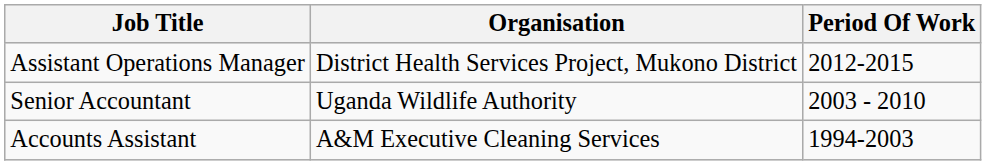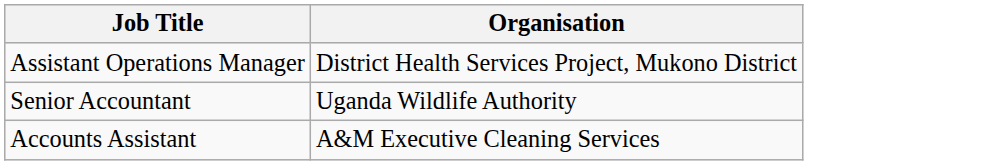- column: (892, 23)
